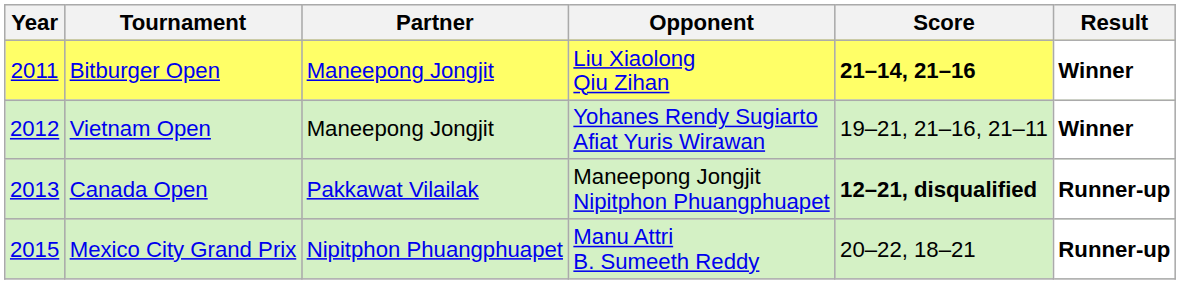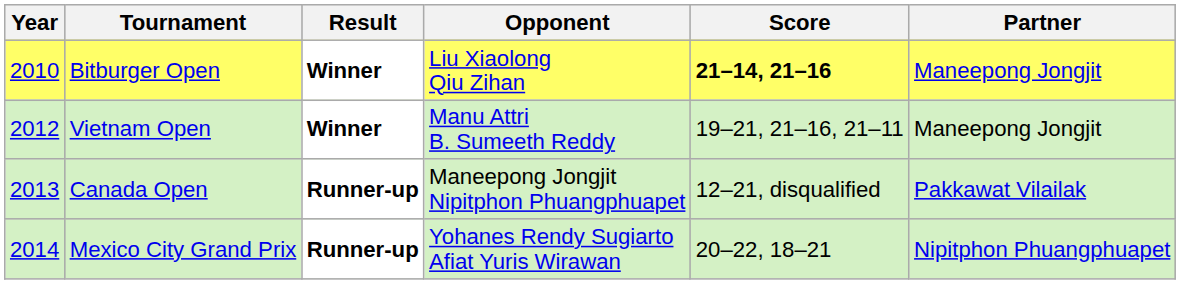columns swapped: (435, 23) <-> (1114, 23)
(35, 70) 2011 -> (35, 70) 2010
(696, 130) Yohanes Rendy Sugiarto Afiat Yuris Wirawan -> (522, 130) Manu Attri B. Sumeeth Reddy
(939, 189) bold -> (788, 189) normal
(35, 249) 2015 -> (35, 249) 2014
(666, 249) Manu Attri B. Sumeeth Reddy -> (551, 249) Yohanes Rendy Sugiarto Afiat Yuris Wirawan
